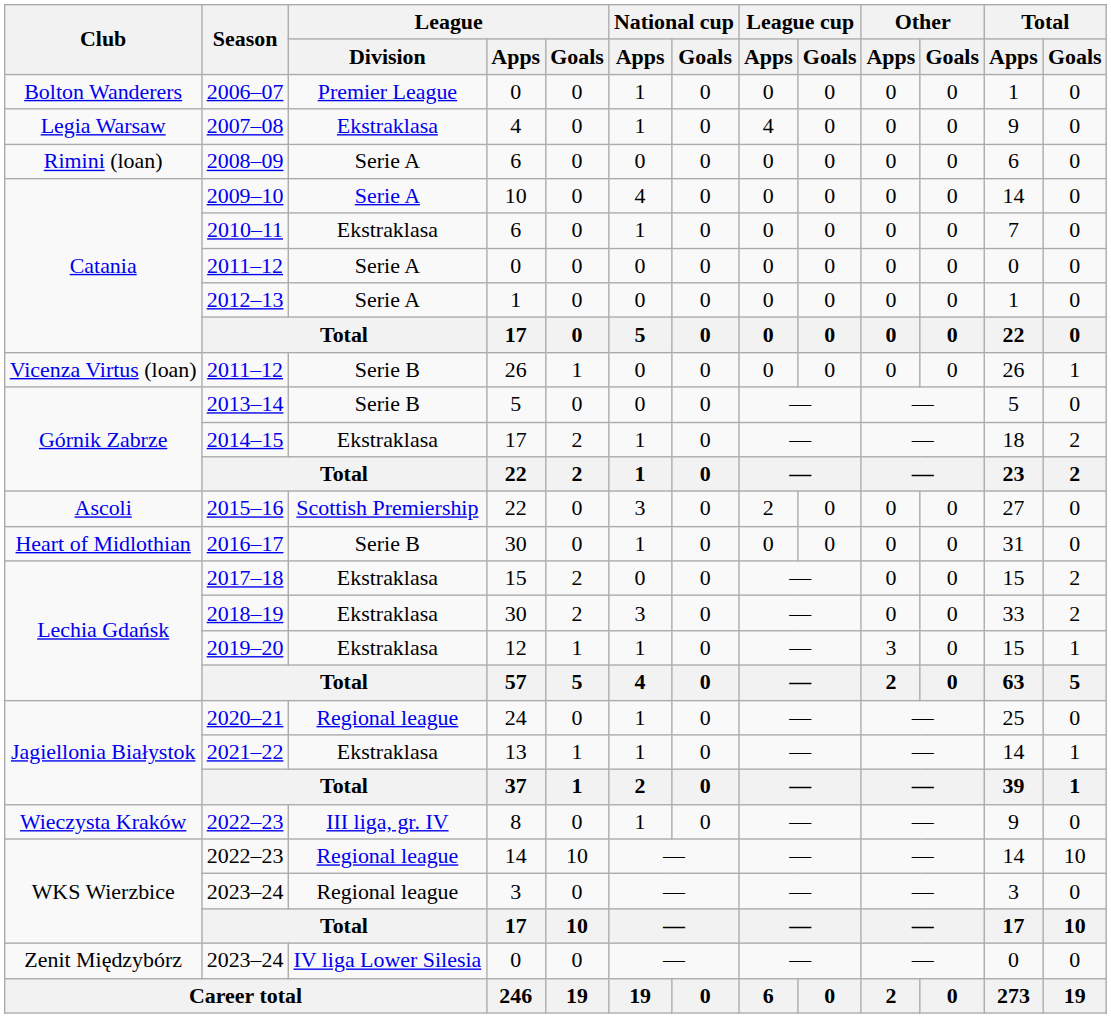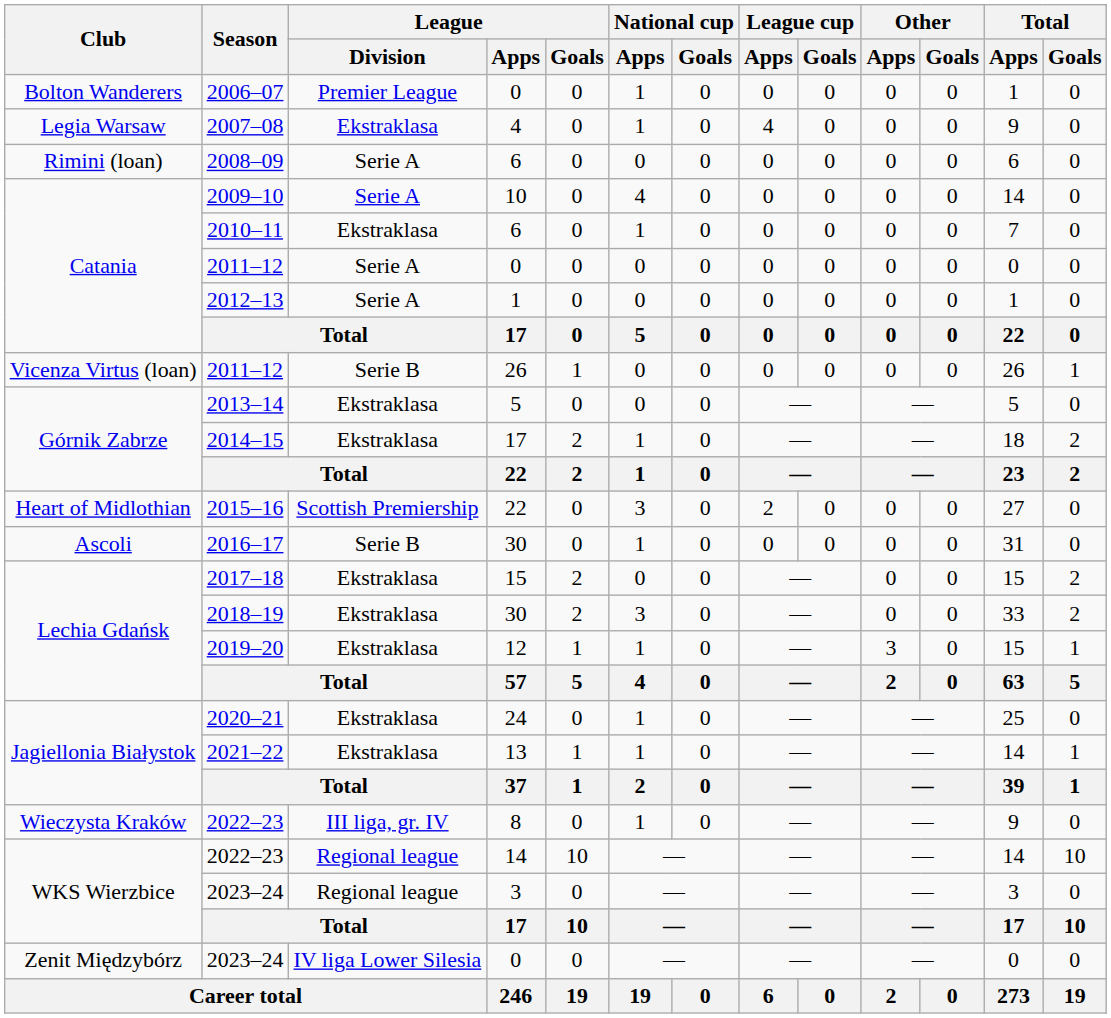(387, 404) Serie B -> (387, 404) Ekstraklasa
(103, 508) Ascoli -> (103, 508) Heart of Midlothian
(103, 543) Heart of Midlothian -> (103, 543) Ascoli
(387, 717) Regional league -> (387, 717) Ekstraklasa
